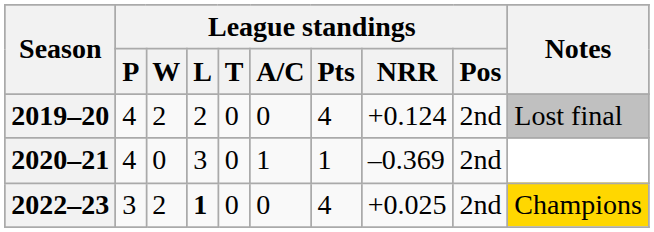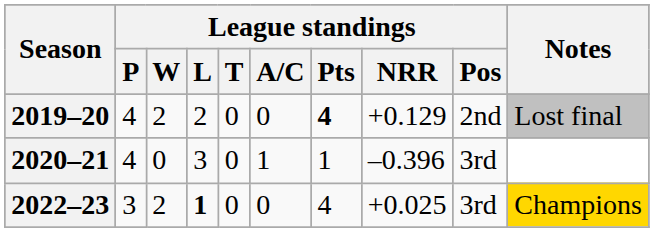(324, 115) normal -> (324, 115) bold
(407, 115) +0.124 -> (407, 115) +0.129
(406, 159) –0.369 -> (406, 159) –0.396
(480, 159) 2nd -> (478, 159) 3rd
(480, 204) 2nd -> (478, 204) 3rd
